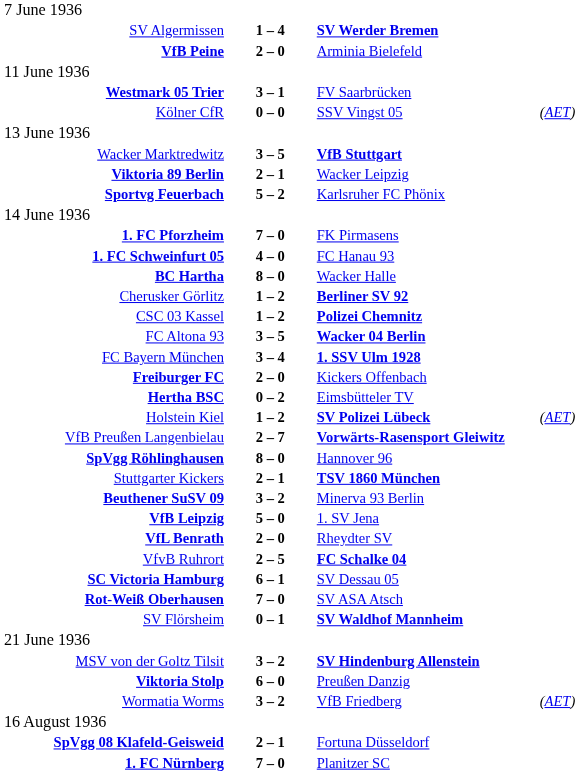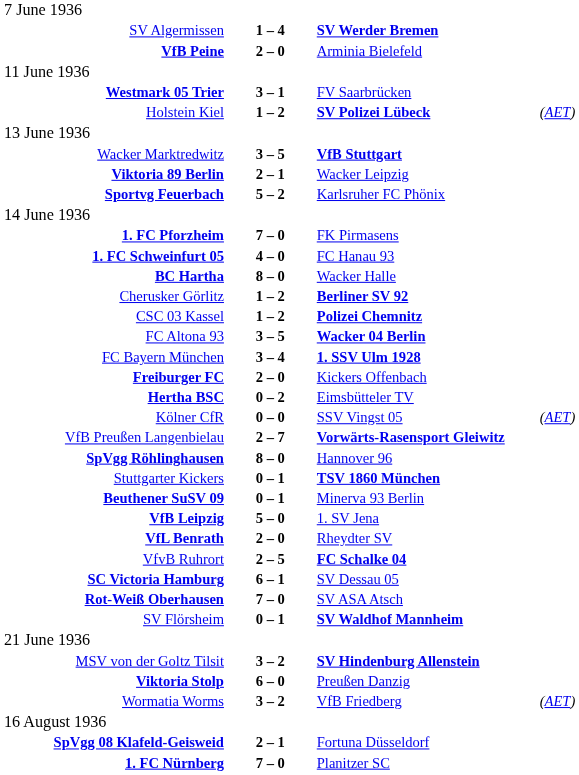rows swapped: (190, 112) <-> (185, 417)
(270, 478) 2 – 1 -> (270, 478) 0 – 1
(270, 498) 3 – 2 -> (270, 498) 0 – 1
